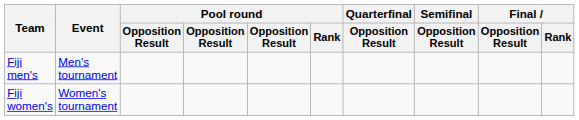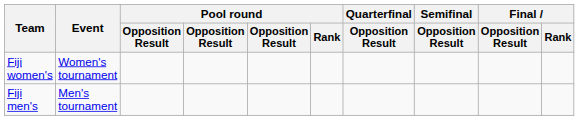rows swapped: (23, 68) <-> (30, 100)
